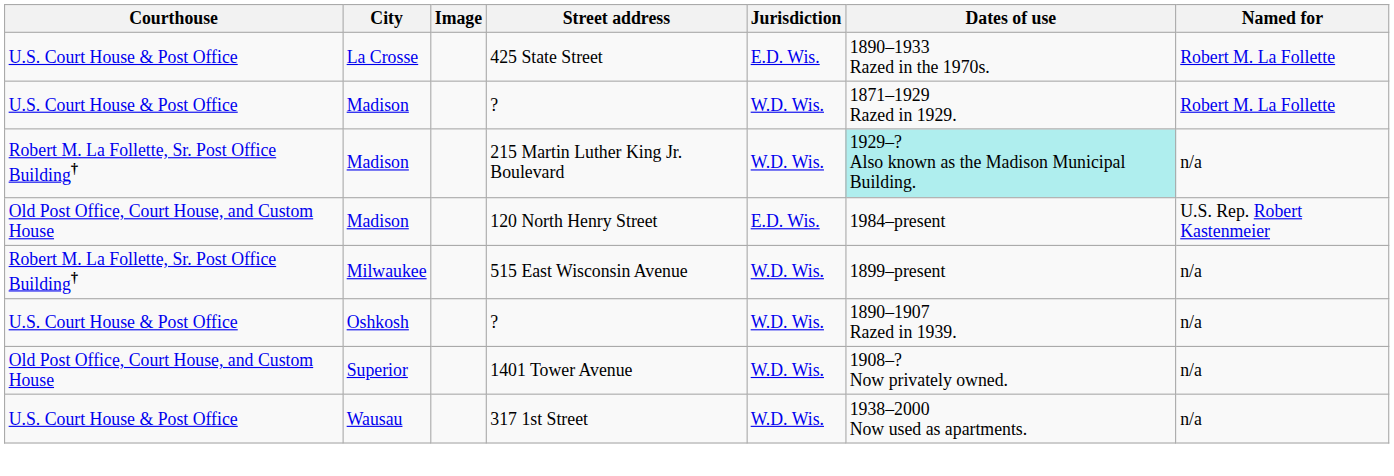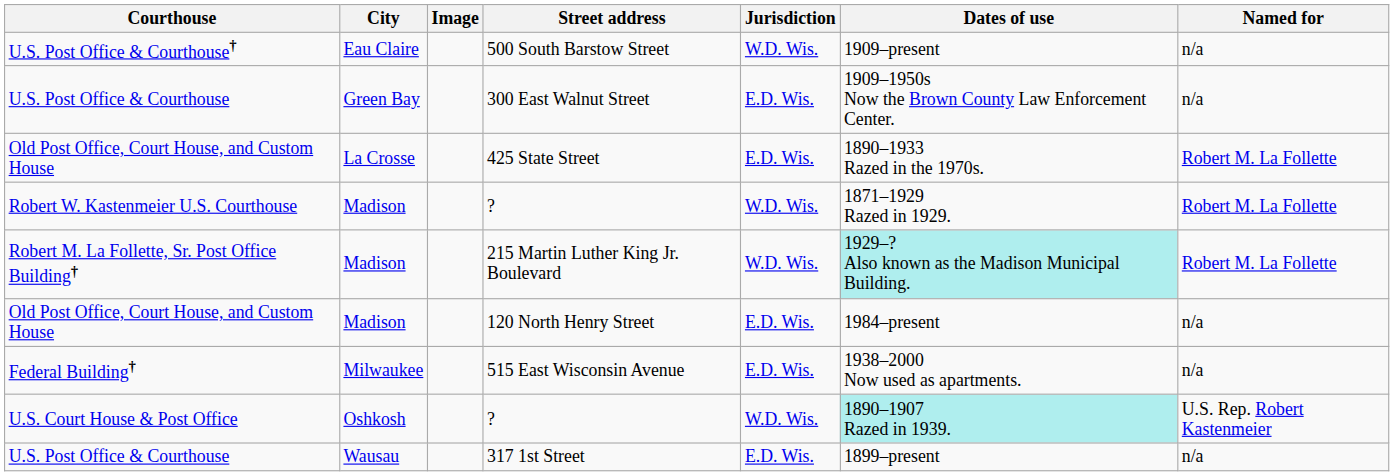+ row: (381, 49)
+ row: (382, 99)
(123, 56) U.S. Court House & Post Office -> (161, 157) Old Post Office, Court House, and Custom House
(123, 104) U.S. Court House & Post Office -> (153, 205) Robert W. Kastenmeier U.S. Courthouse
(1191, 163) n/a -> (1259, 264) Robert M. La Follette
(1241, 221) U.S. Rep. Robert Kastenmeier -> (1193, 322) n/a
(142, 271) Robert M. La Follette, Sr. Post Office Building† -> (72, 370) Federal Building†
(787, 271) W.D. Wis. -> (779, 370) E.D. Wis.
(898, 271) 1899–present -> (933, 370) 1938–2000 Now used as apartments.
(903, 322) no background -> (897, 418) paleturquoise background
(1191, 322) n/a -> (1243, 418) U.S. Rep. Robert Kastenmeier
- row: (377, 370)
(123, 418) U.S. Court House & Post Office -> (119, 456) U.S. Post Office & Courthouse
(787, 418) W.D. Wis. -> (779, 456) E.D. Wis.
(938, 418) 1938–2000 Now used as apartments. -> (892, 456) 1899–present
